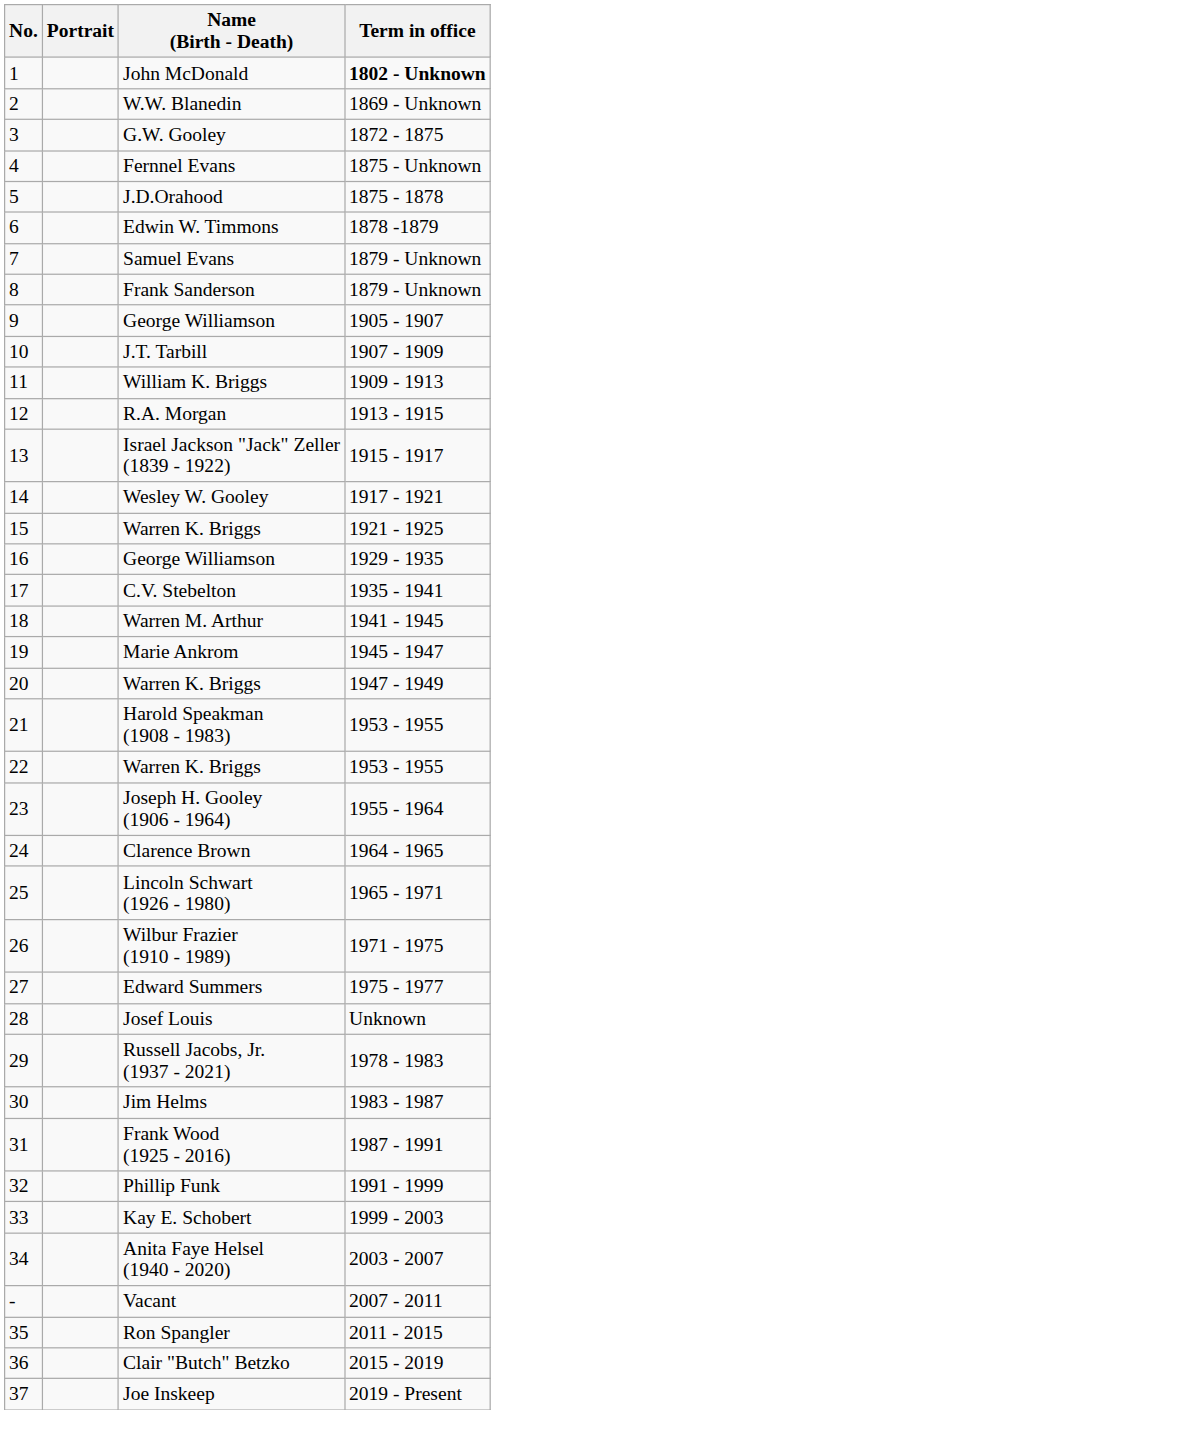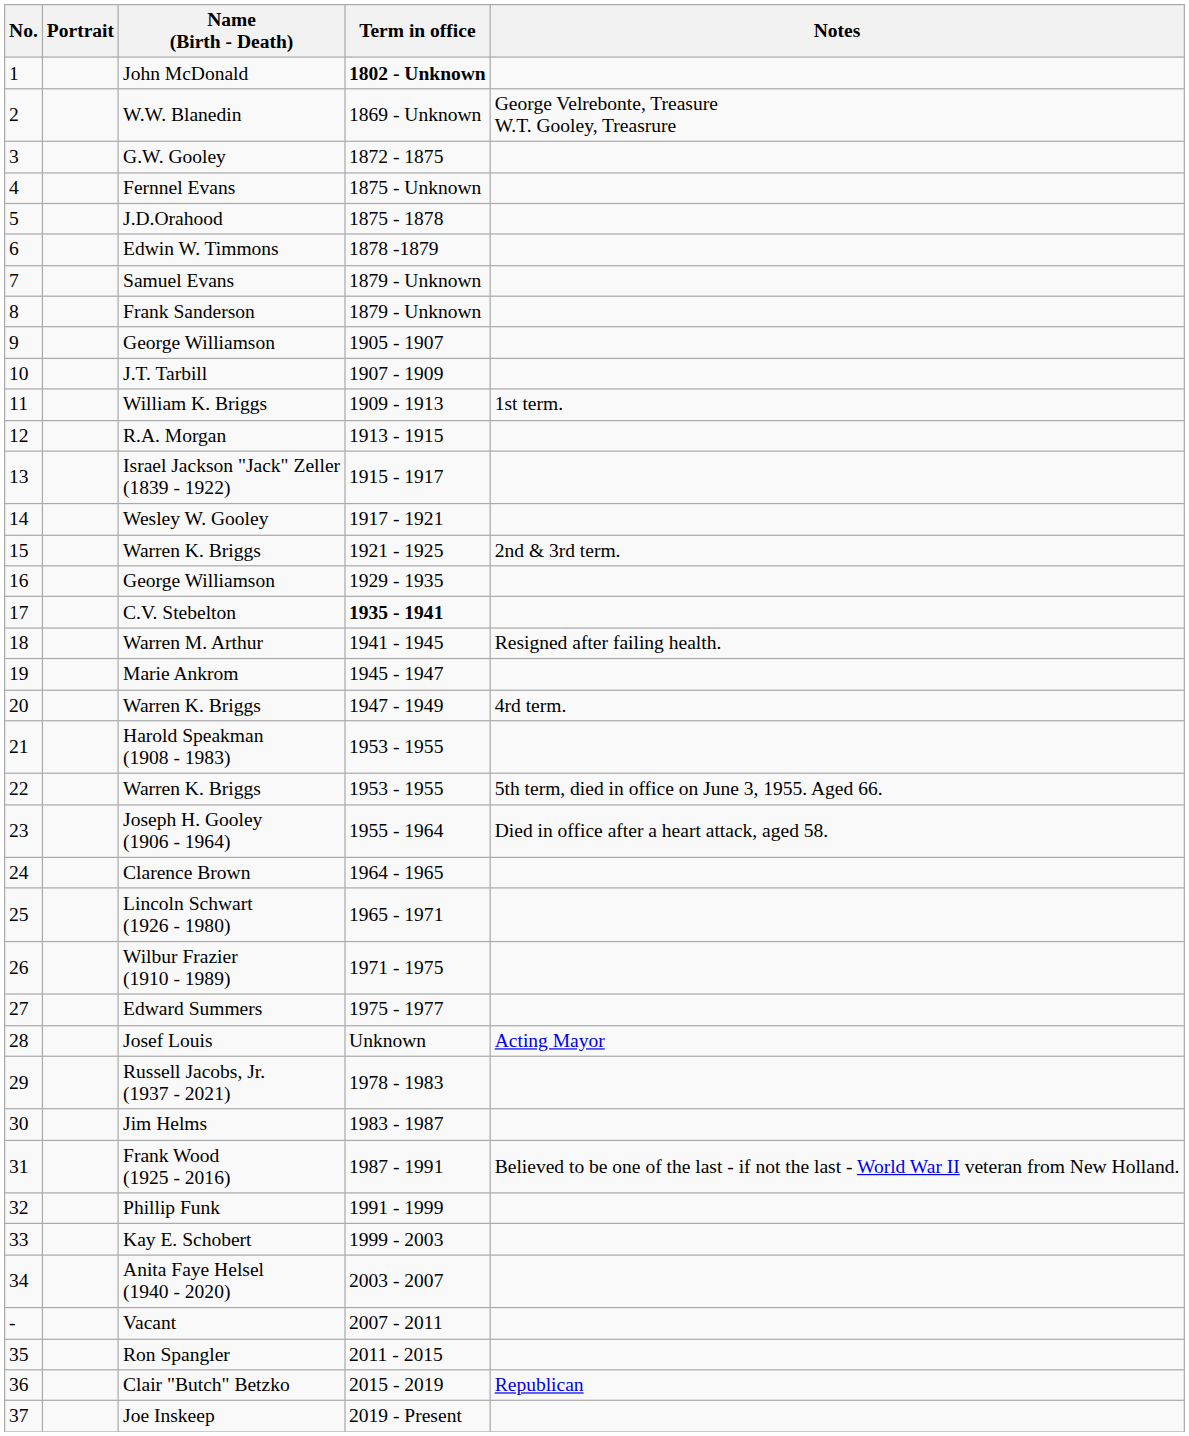+ column: (837, 30)
(396, 590) normal -> (396, 612) bold
